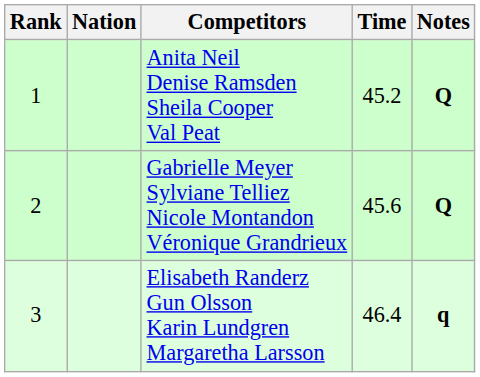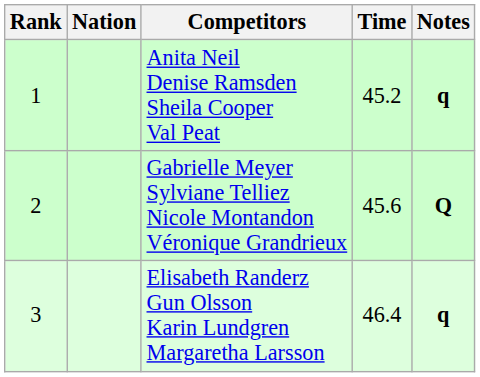(443, 94) Q -> (443, 94) q
